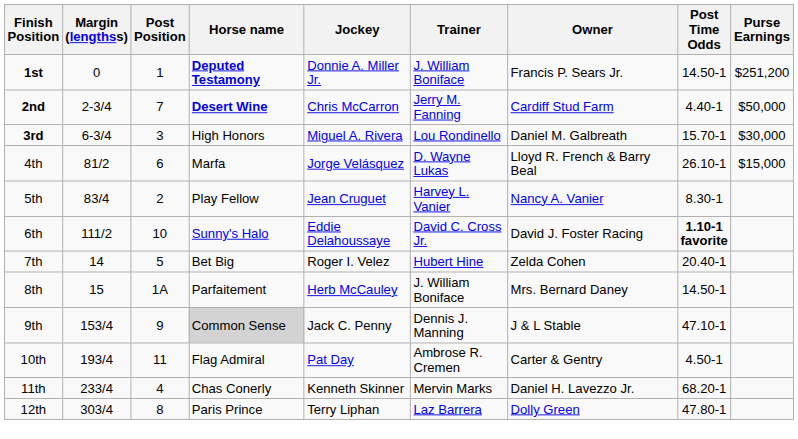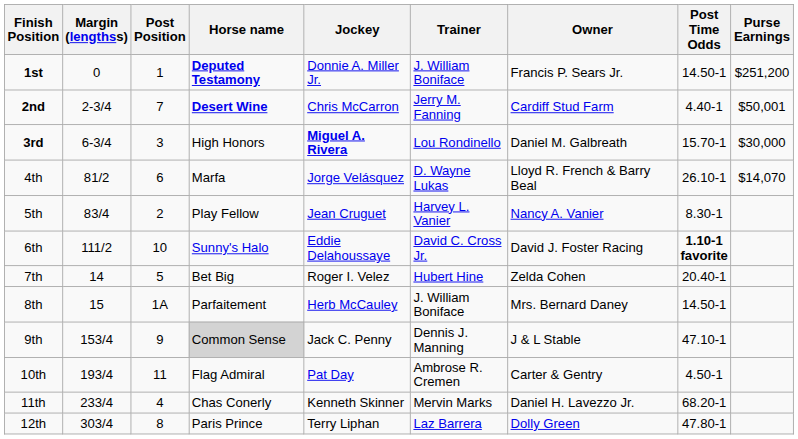(762, 108) $50,000 -> (762, 108) $50,001
(355, 136) normal -> (336, 143) bold
(762, 164) $15,000 -> (762, 178) $14,070
